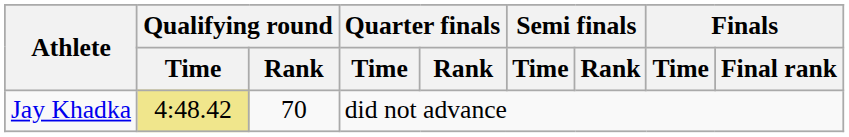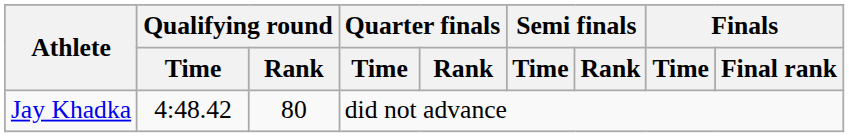(193, 110) khaki background -> (193, 110) no background
(294, 110) 70 -> (294, 110) 80
